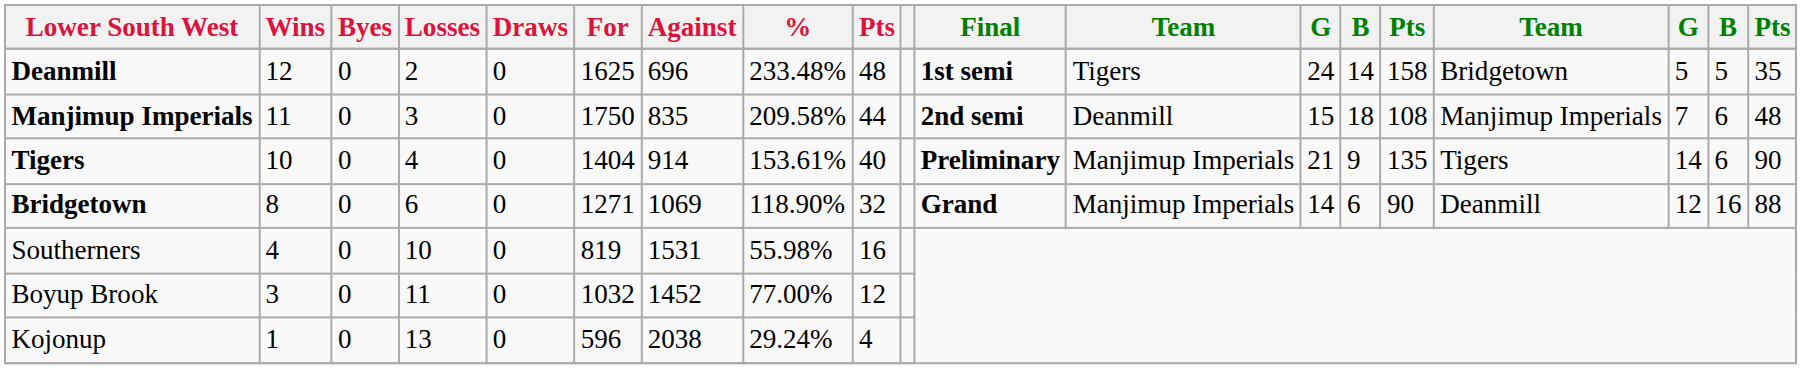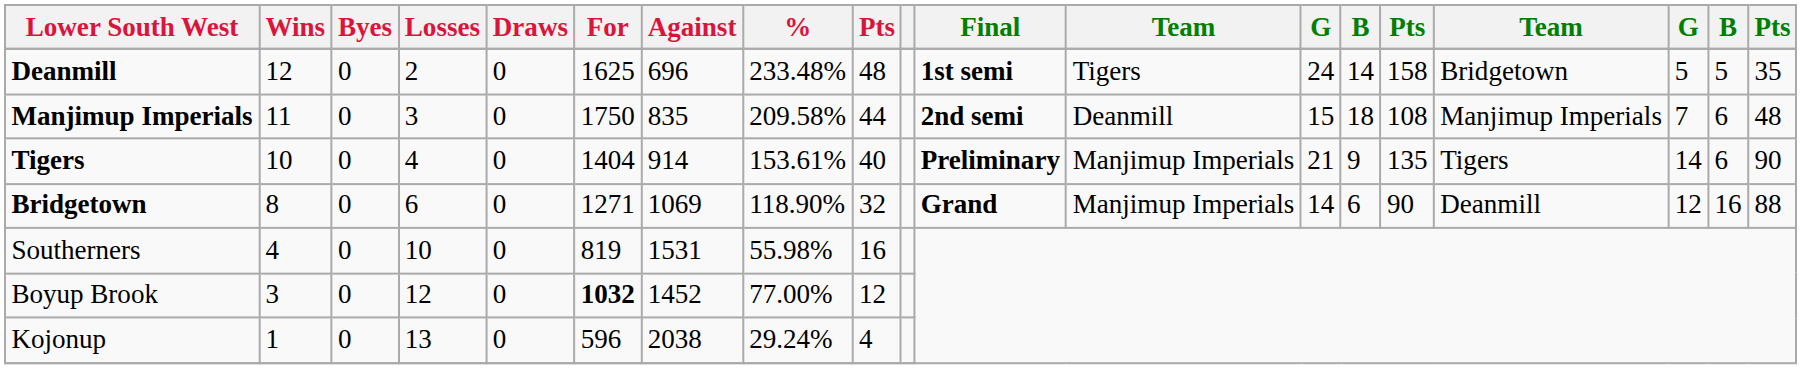(418, 294) 11 -> (418, 294) 12
(608, 294) normal -> (608, 294) bold
